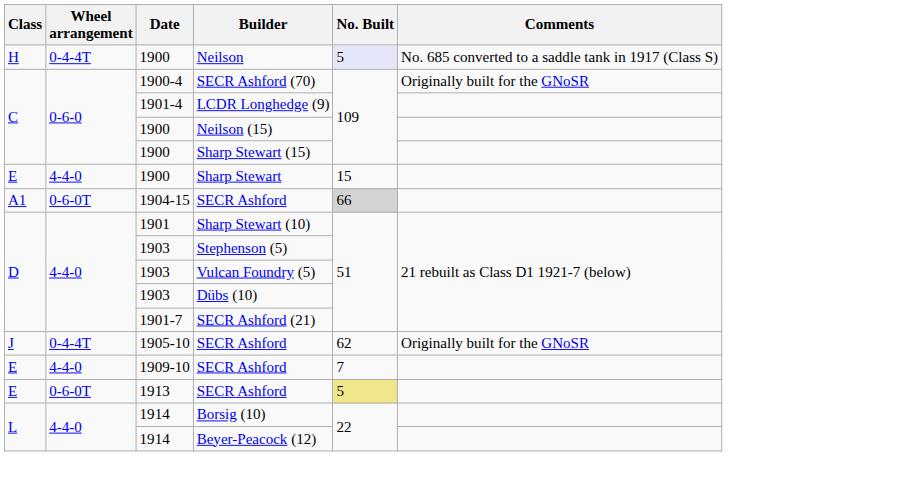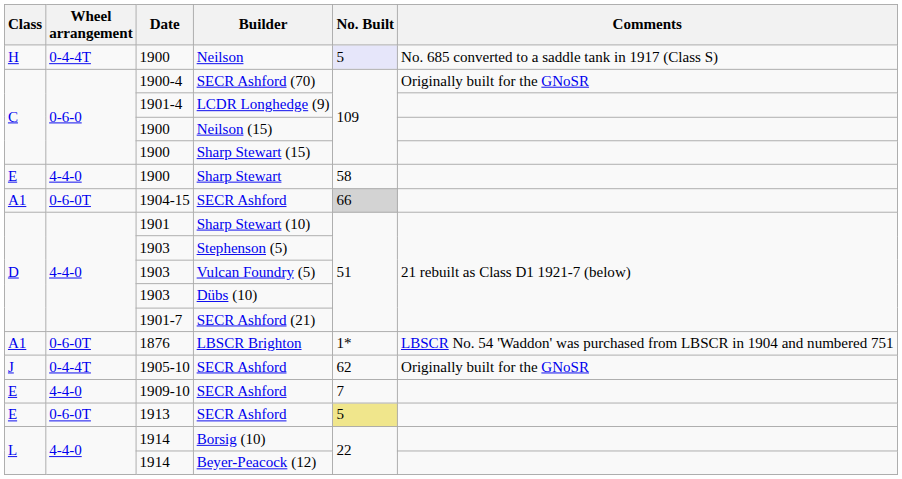(344, 176) 15 -> (344, 176) 58
+ row: (155, 343)
